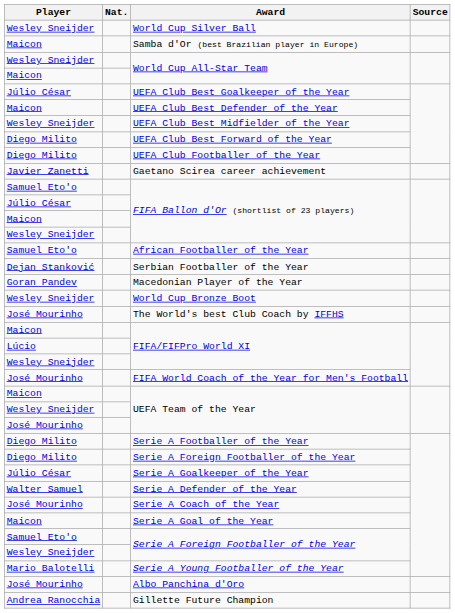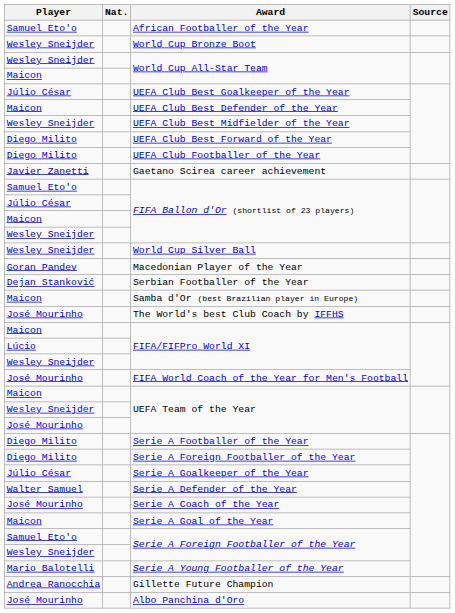rows swapped: (51, 28) <-> (42, 251)
rows swapped: (51, 298) <-> (24, 44)
rows swapped: (51, 267) <-> (42, 282)
rows swapped: (54, 600) <-> (45, 584)
